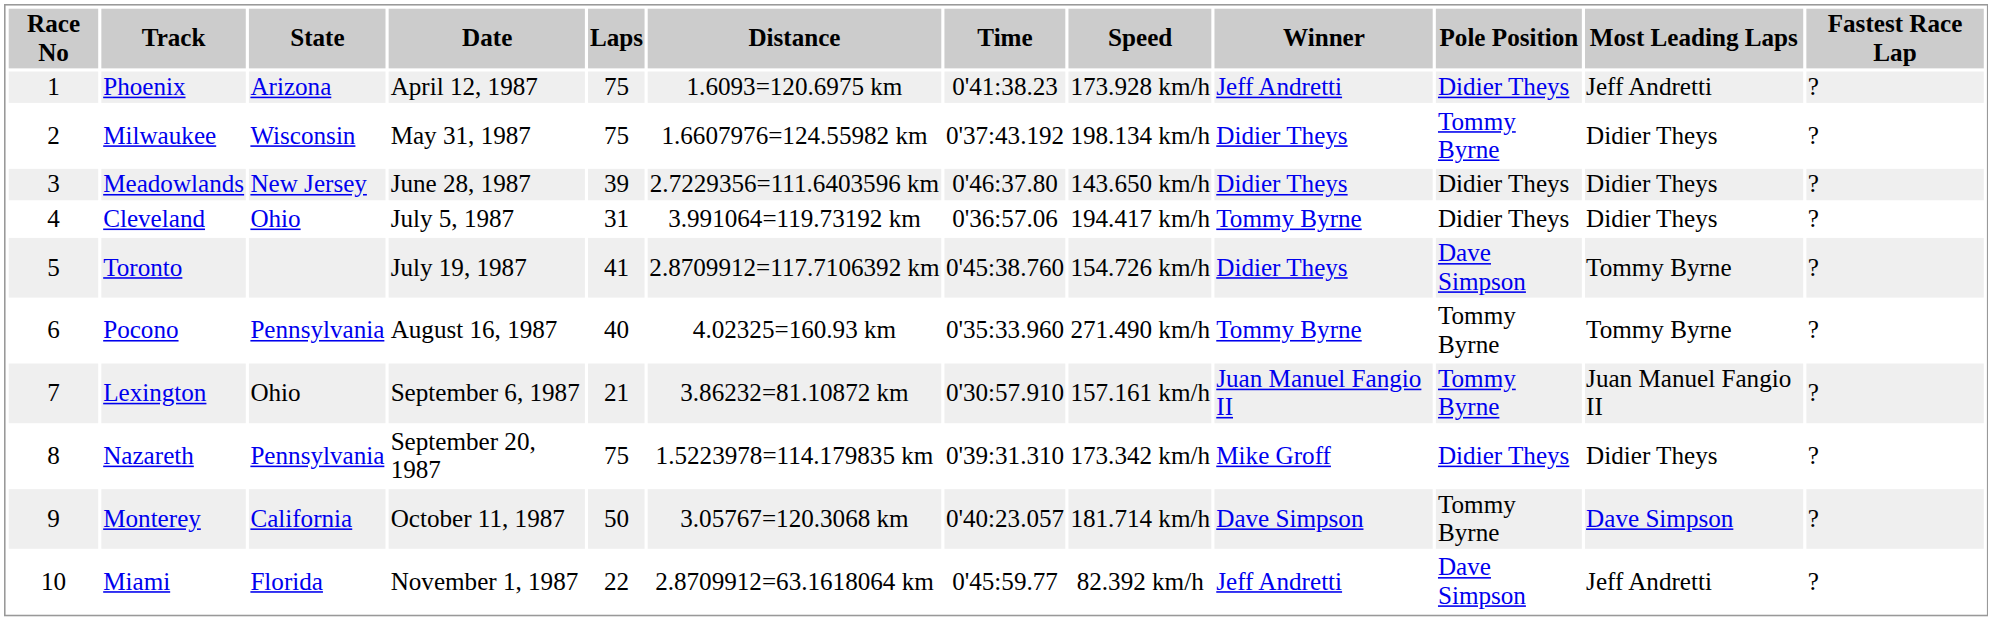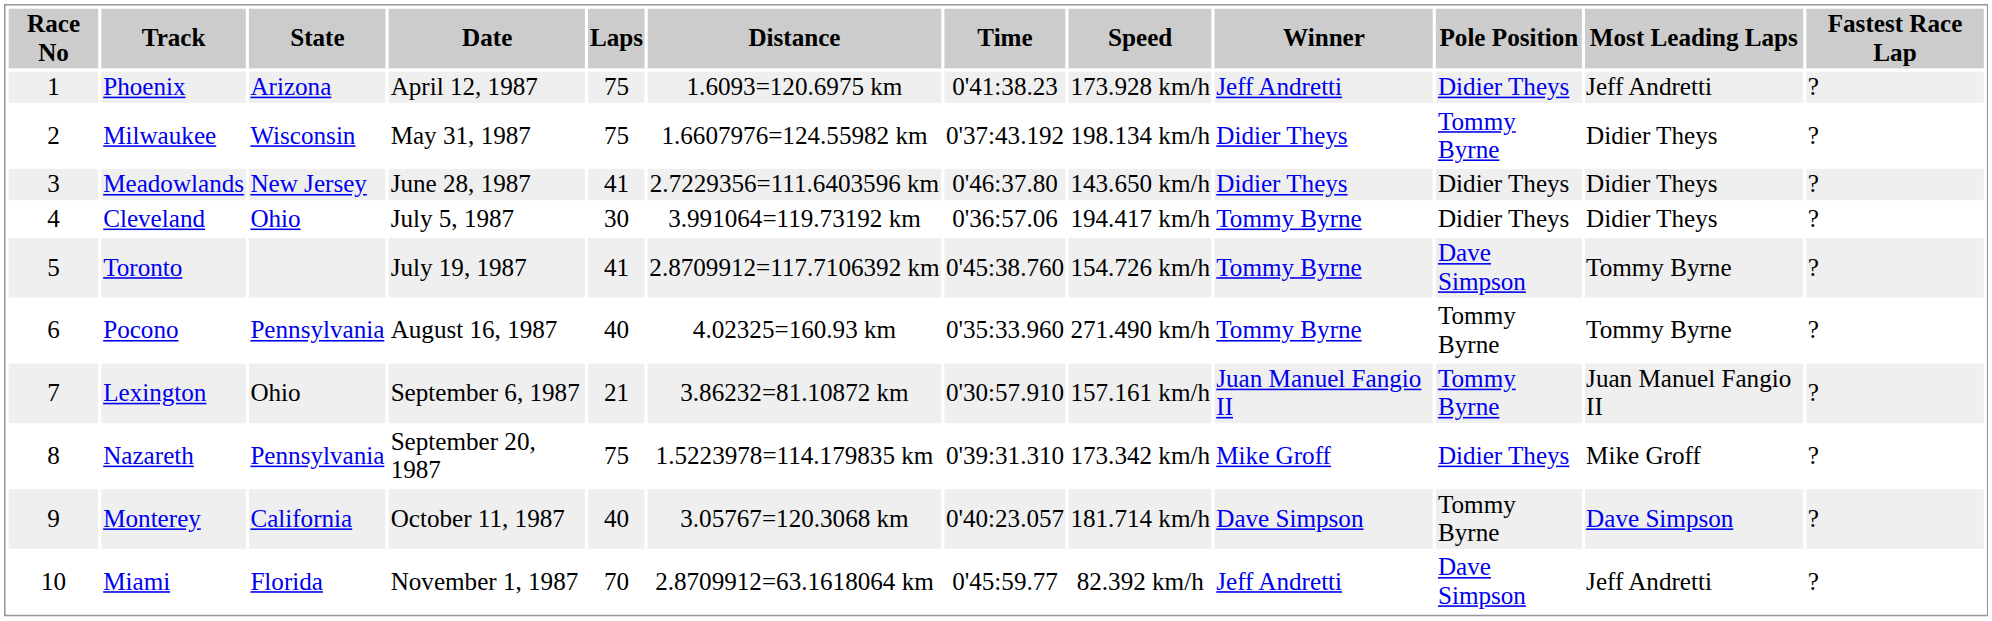(617, 184) 39 -> (617, 184) 41
(617, 218) 31 -> (617, 218) 30
(1282, 267) Didier Theys -> (1289, 267) Tommy Byrne
(1652, 455) Didier Theys -> (1643, 455) Mike Groff
(617, 518) 50 -> (617, 518) 40
(617, 581) 22 -> (617, 581) 70
